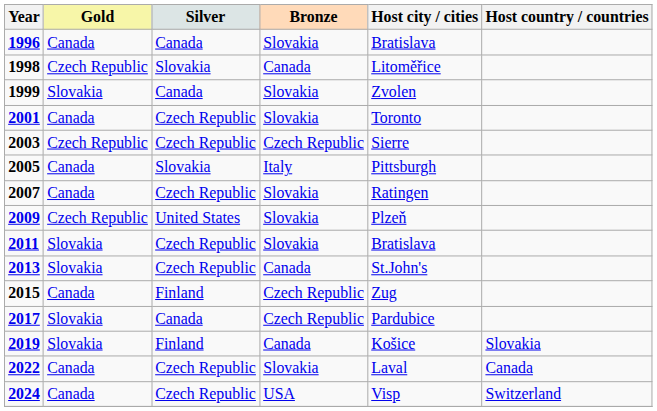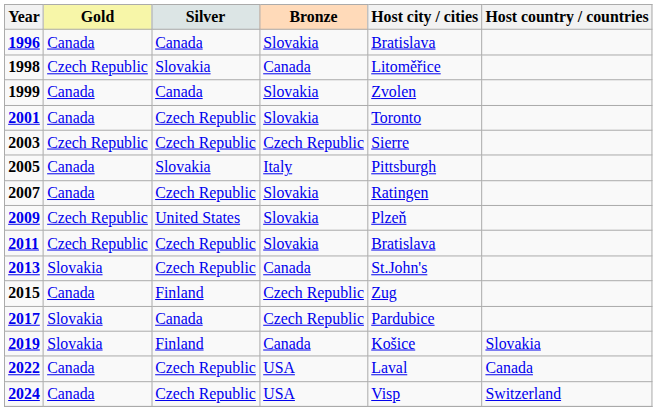(75, 92) Slovakia -> (71, 92) Canada
(75, 243) Slovakia -> (97, 243) Czech Republic
(291, 368) Slovakia -> (279, 368) USA
